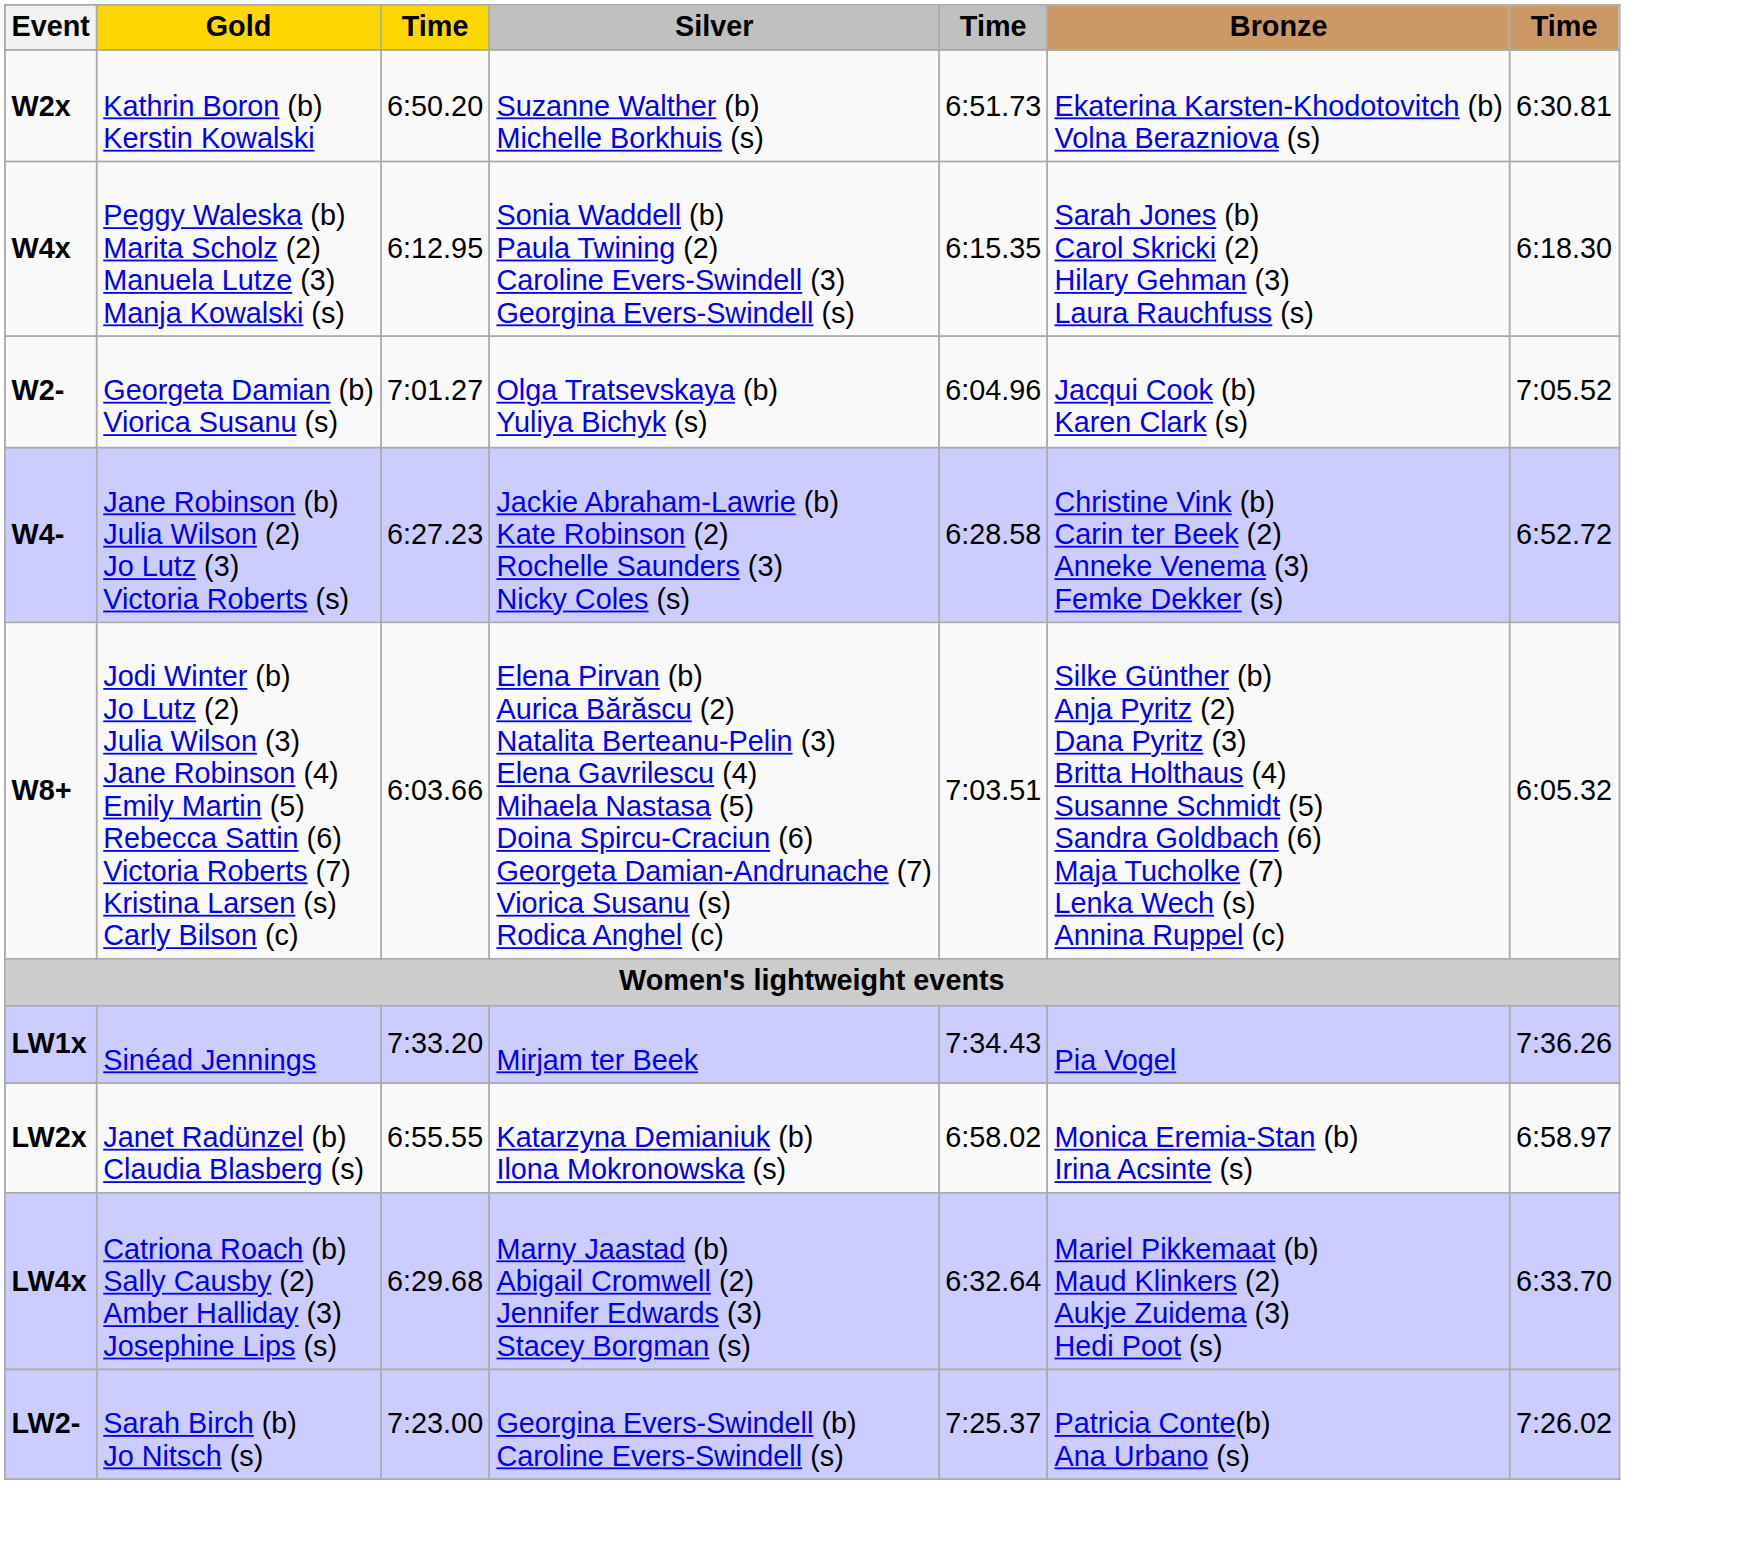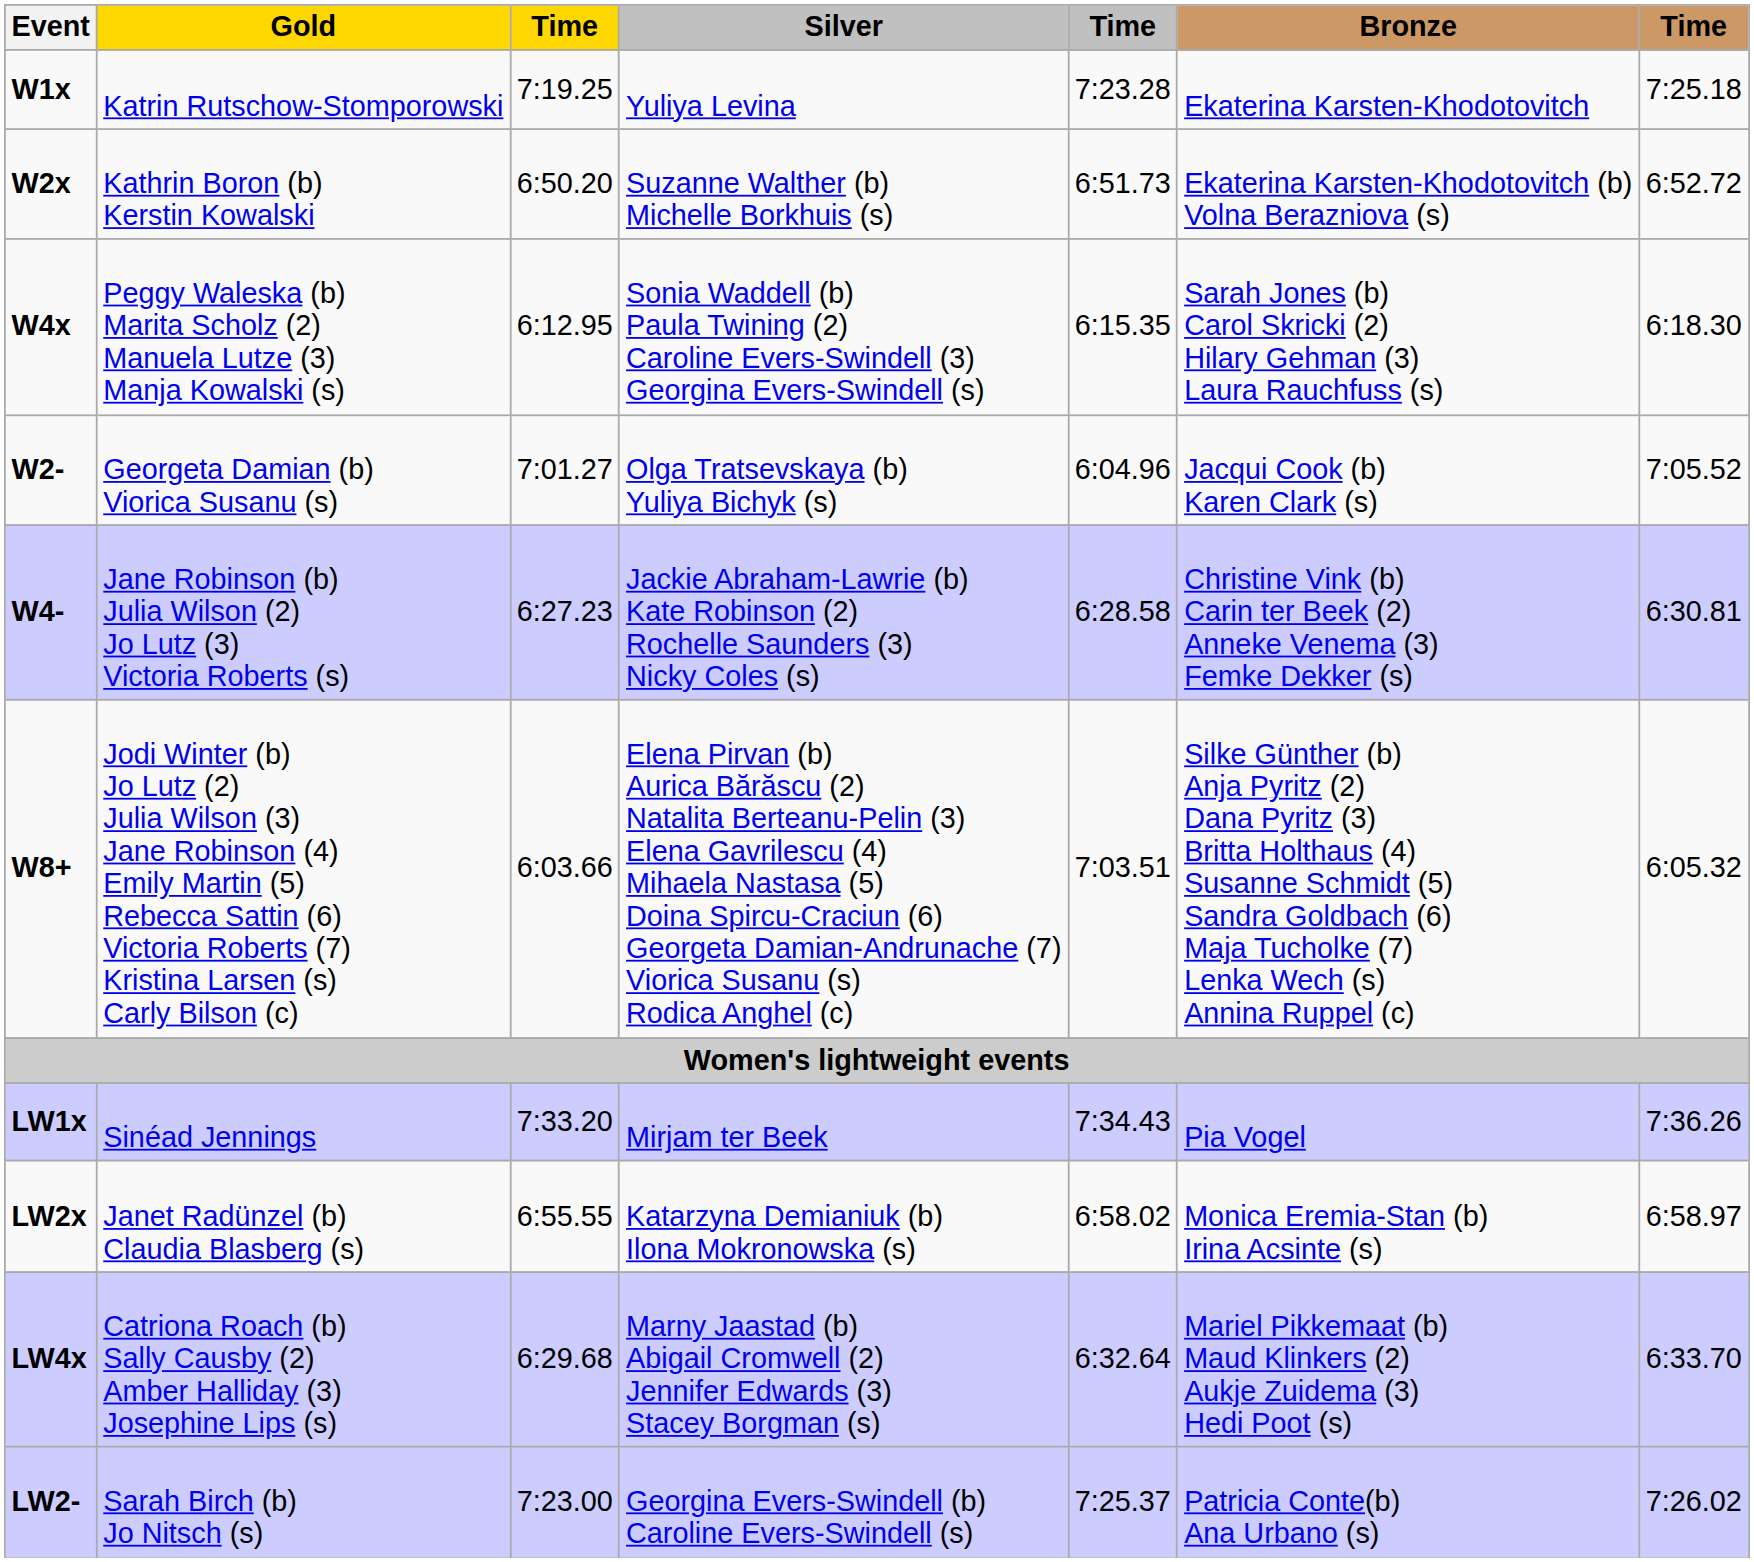+ row: (41, 89)
(1564, 105) 6:30.81 -> (1694, 183) 6:52.72
(1564, 534) 6:52.72 -> (1694, 612) 6:30.81
